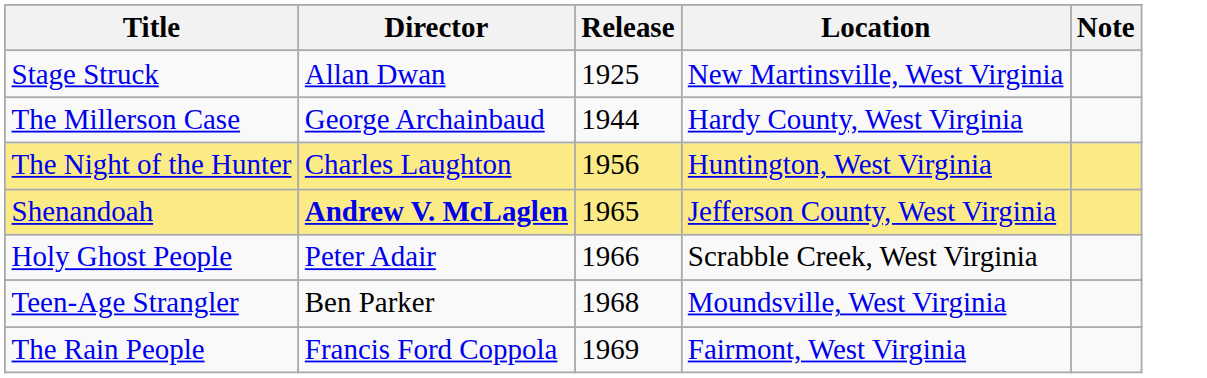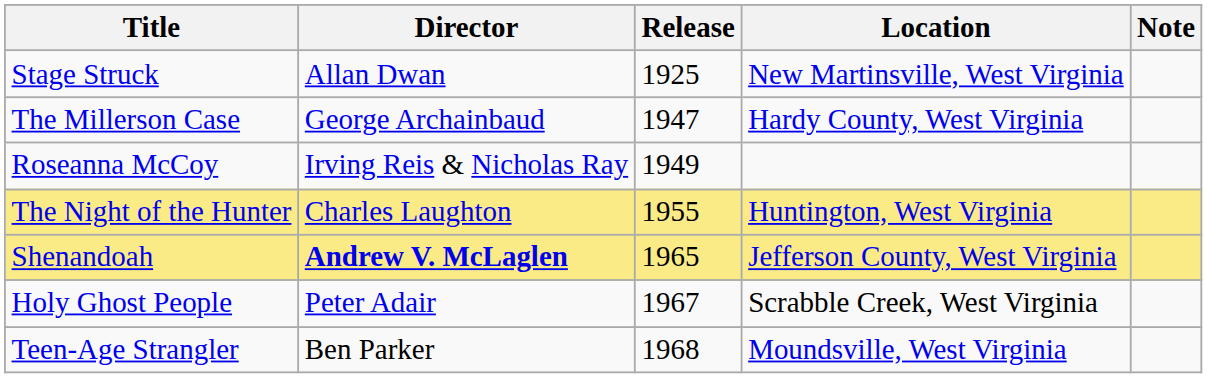(610, 119) 1944 -> (670, 119) 1947
+ row: (115, 165)
(610, 165) 1956 -> (670, 211) 1955
(610, 257) 1966 -> (670, 303) 1967
- row: (108, 348)
